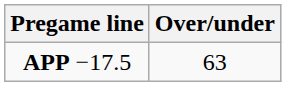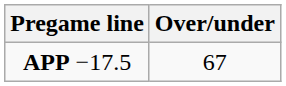(215, 61) 63 -> (215, 61) 67
